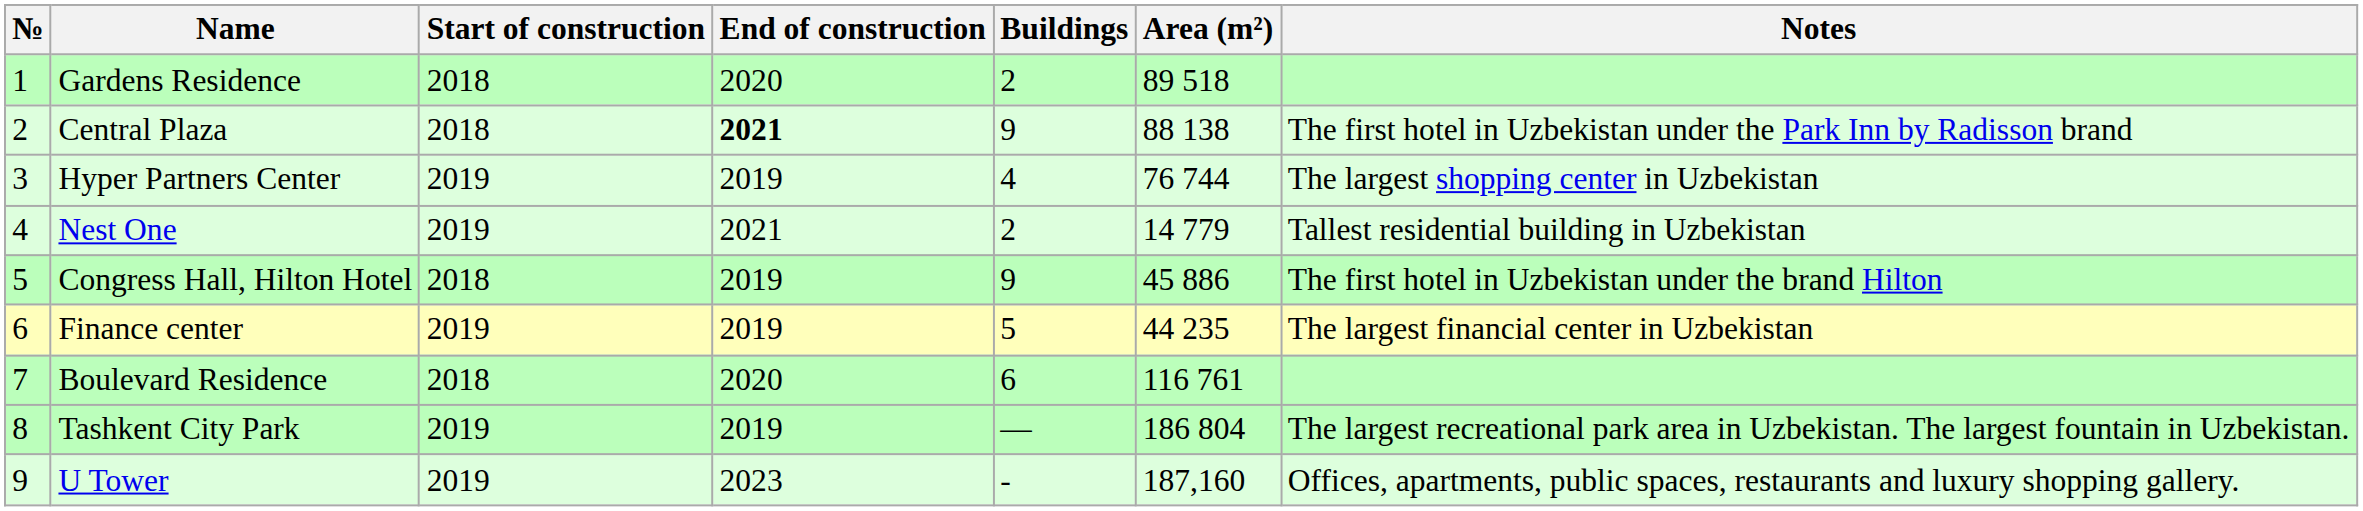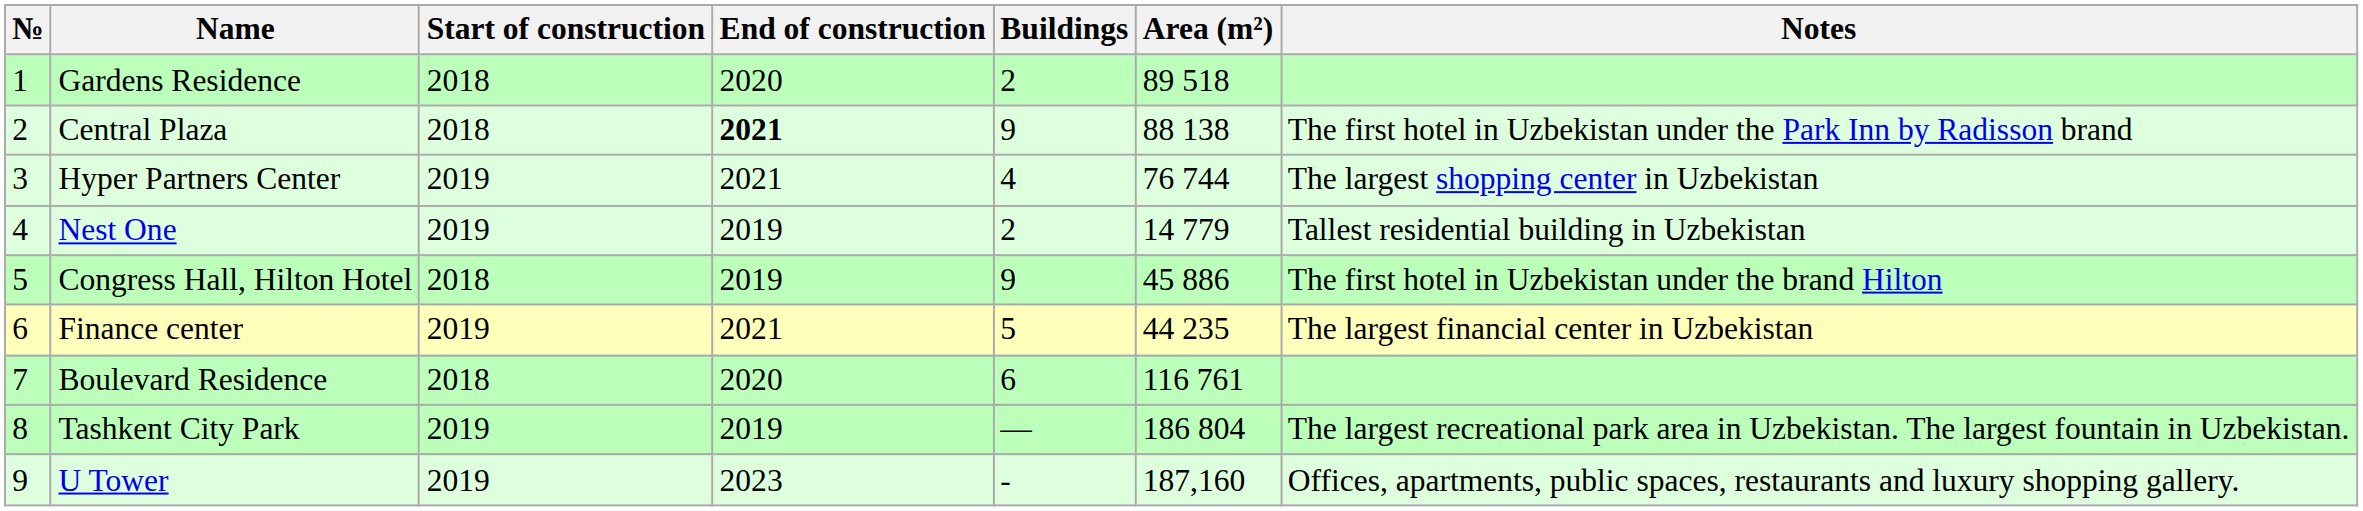(751, 179) 2019 -> (751, 179) 2021
(751, 229) 2021 -> (751, 229) 2019
(751, 329) 2019 -> (751, 329) 2021
